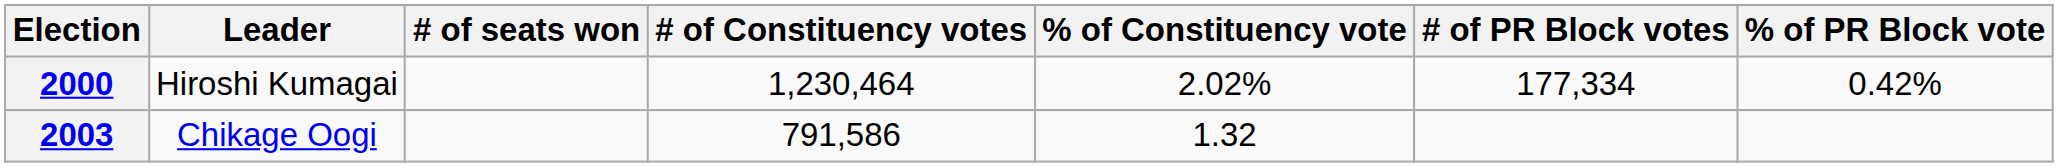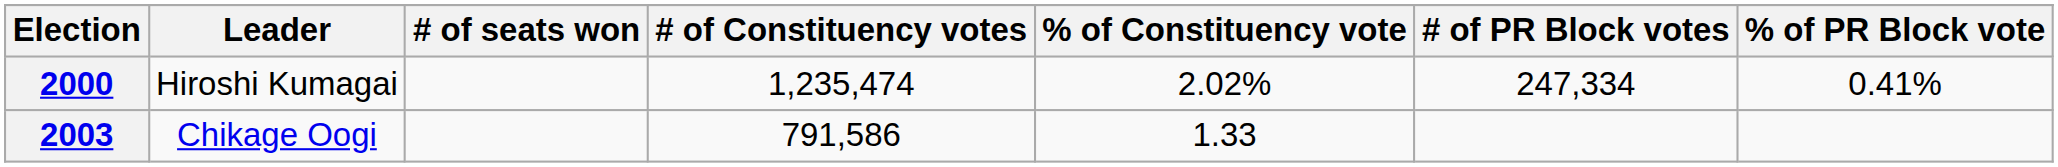(841, 82) 1,230,464 -> (841, 82) 1,235,474
(1576, 82) 177,334 -> (1576, 82) 247,334
(1895, 82) 0.42% -> (1895, 82) 0.41%
(1225, 135) 1.32 -> (1225, 135) 1.33
